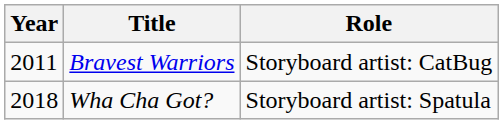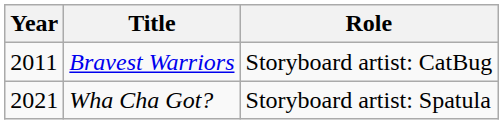(34, 99) 2018 -> (34, 99) 2021
